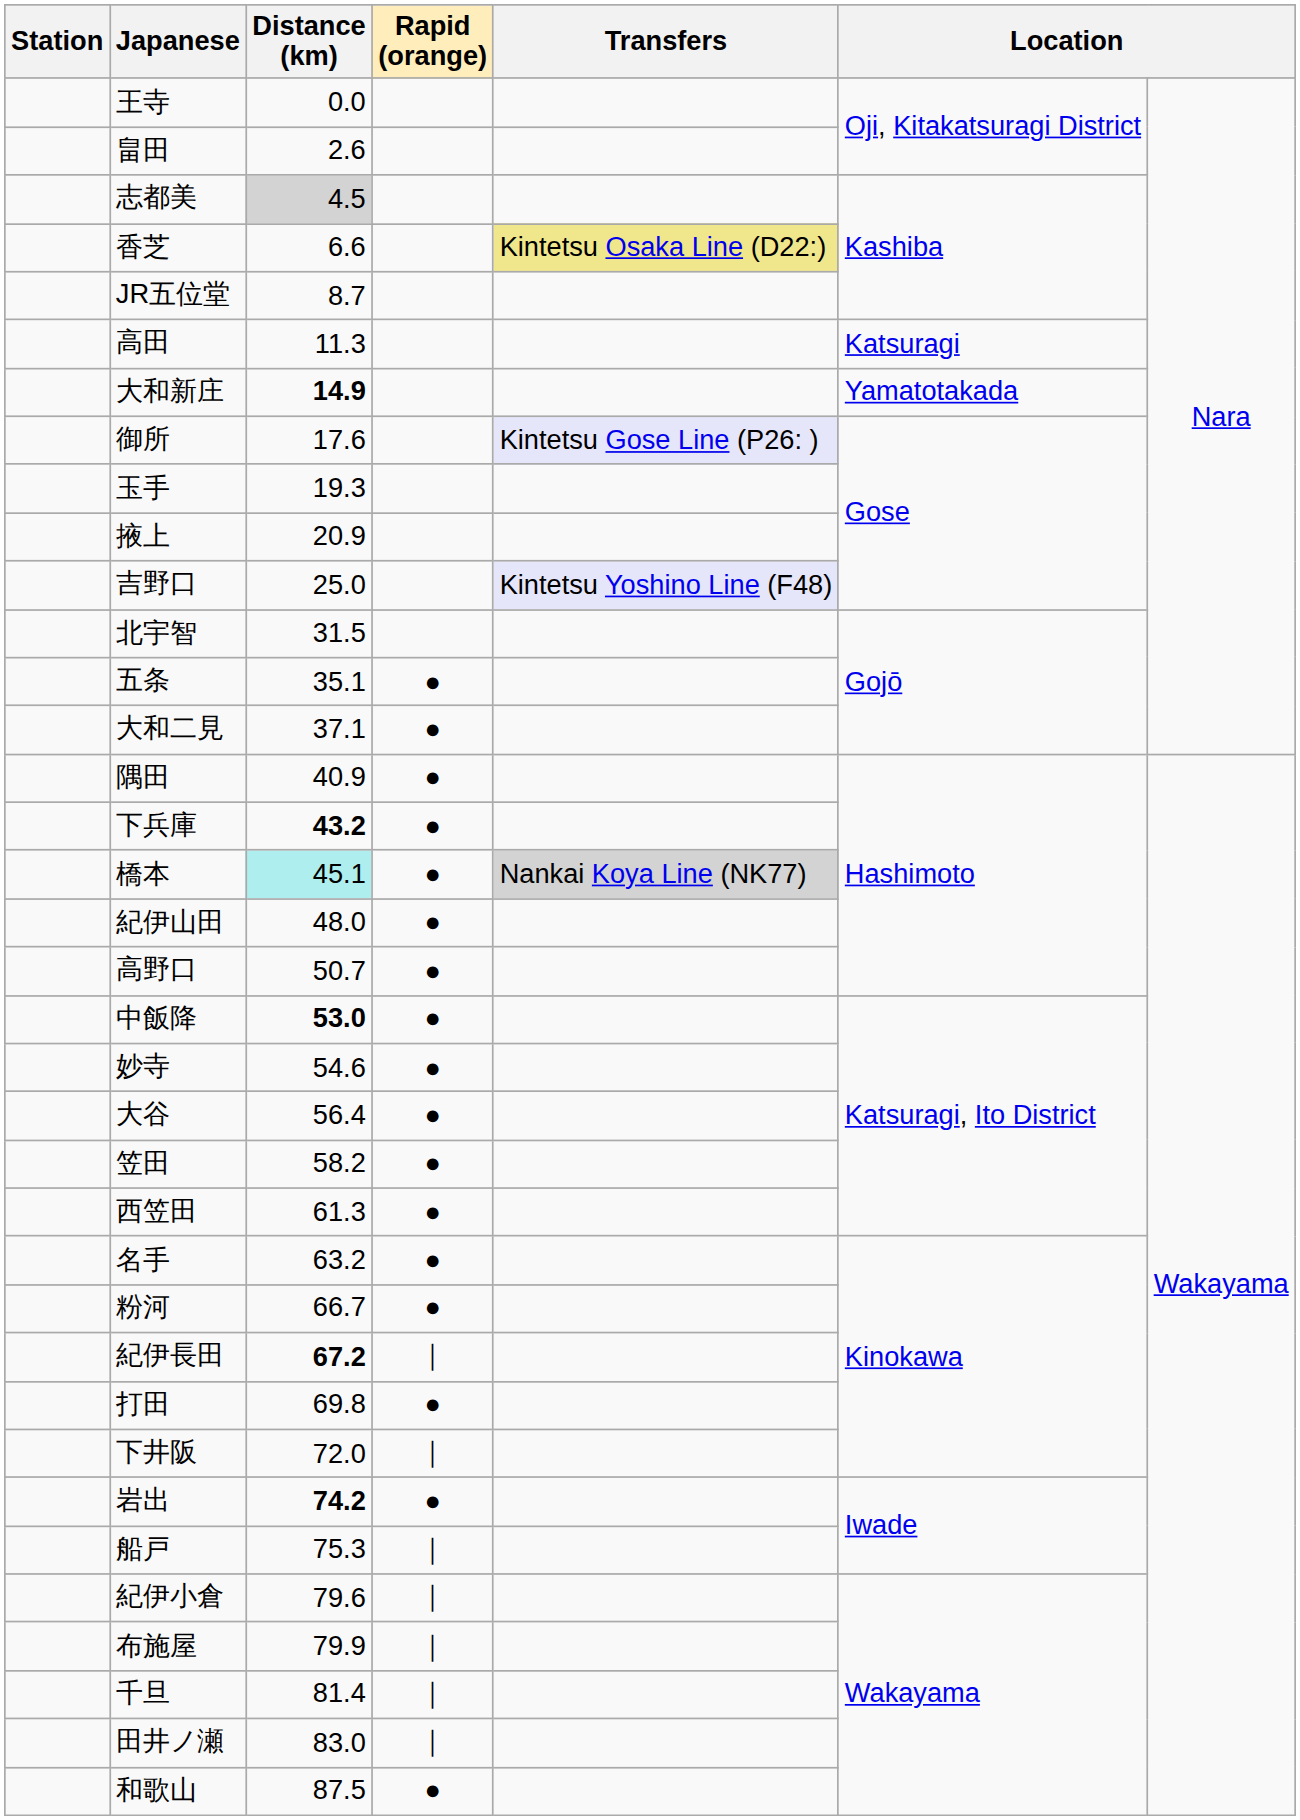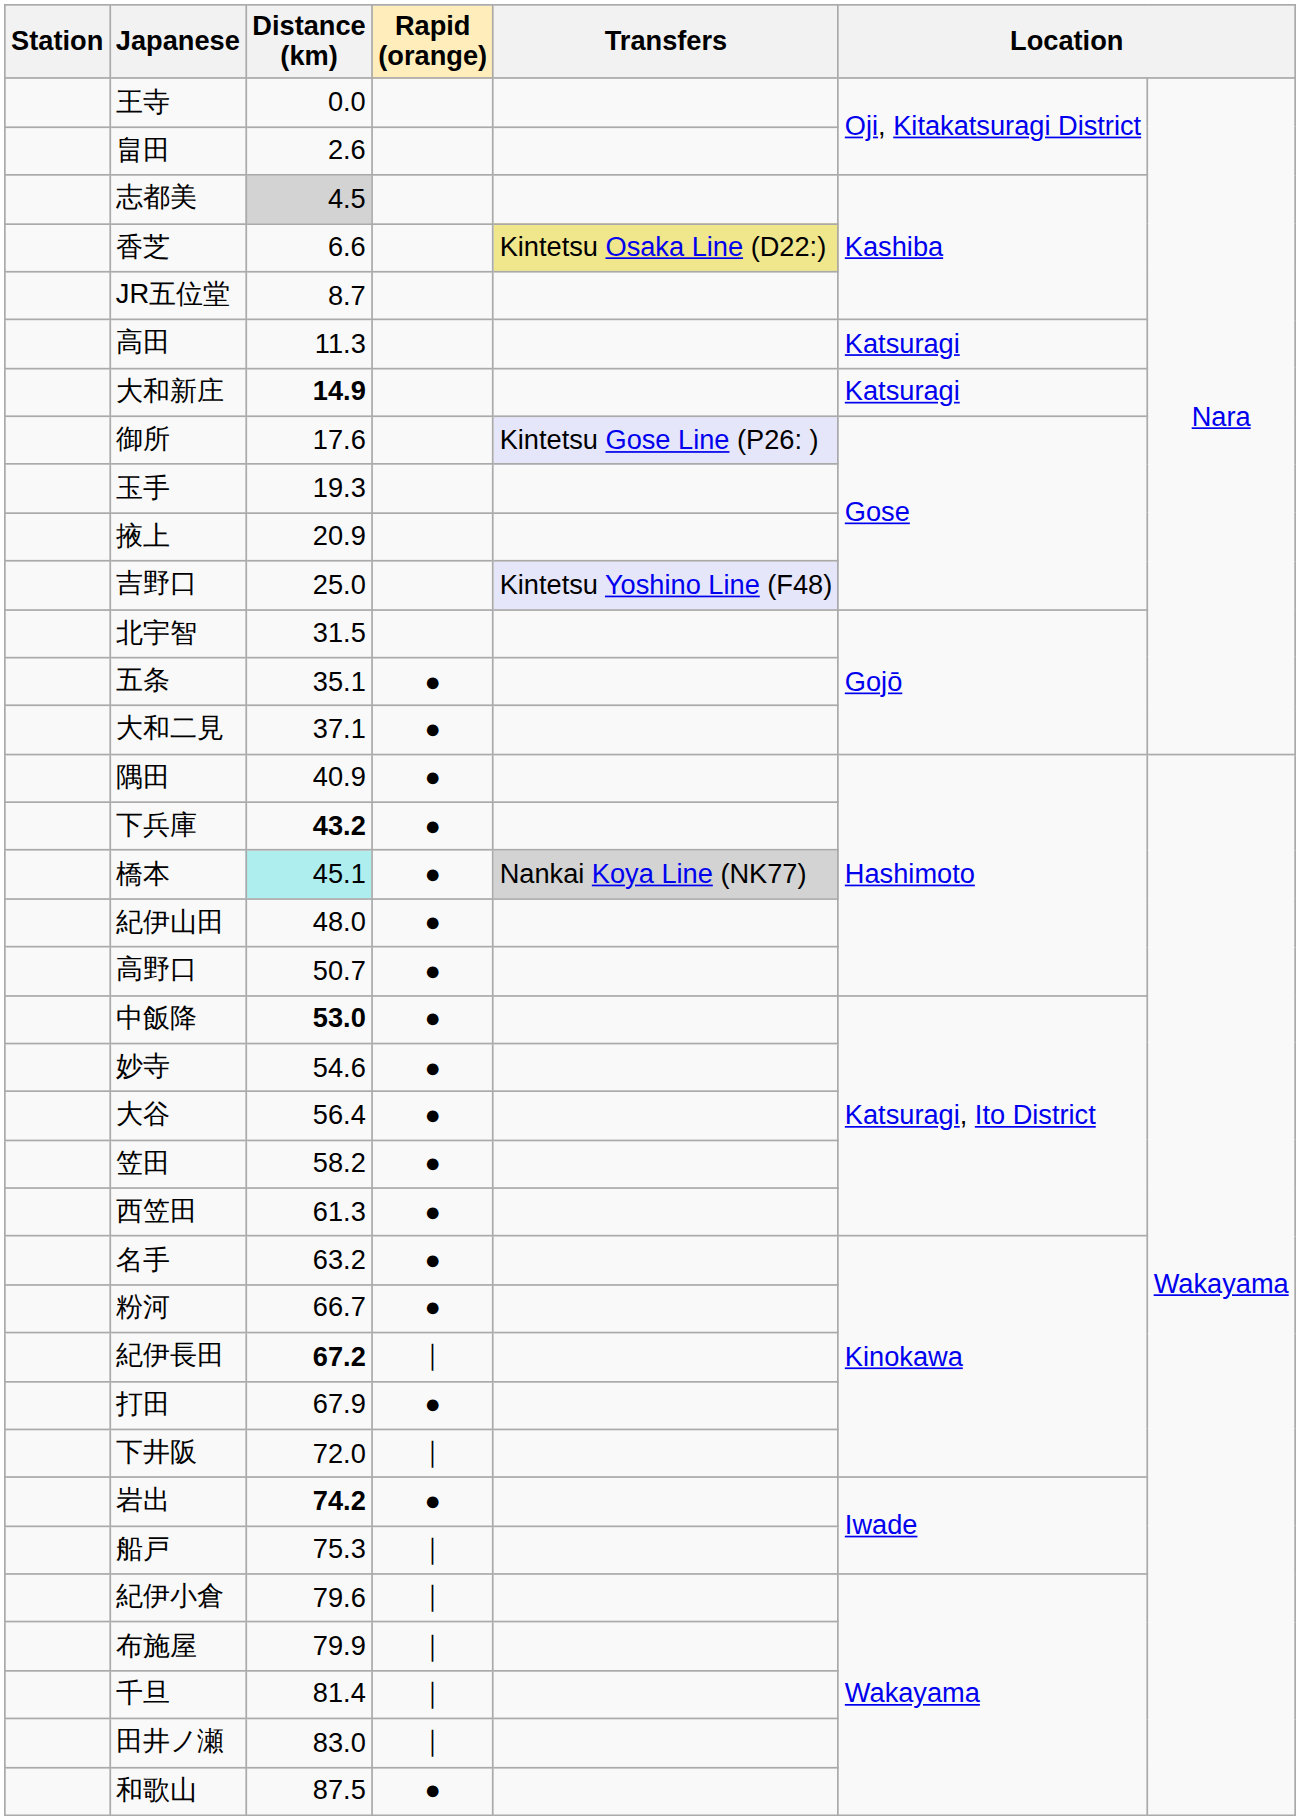(932, 391) Yamatotakada -> (902, 391) Katsuragi
(339, 1404) 69.8 -> (339, 1404) 67.9
